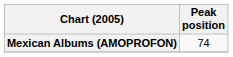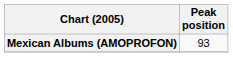(204, 43) 74 -> (204, 43) 93
